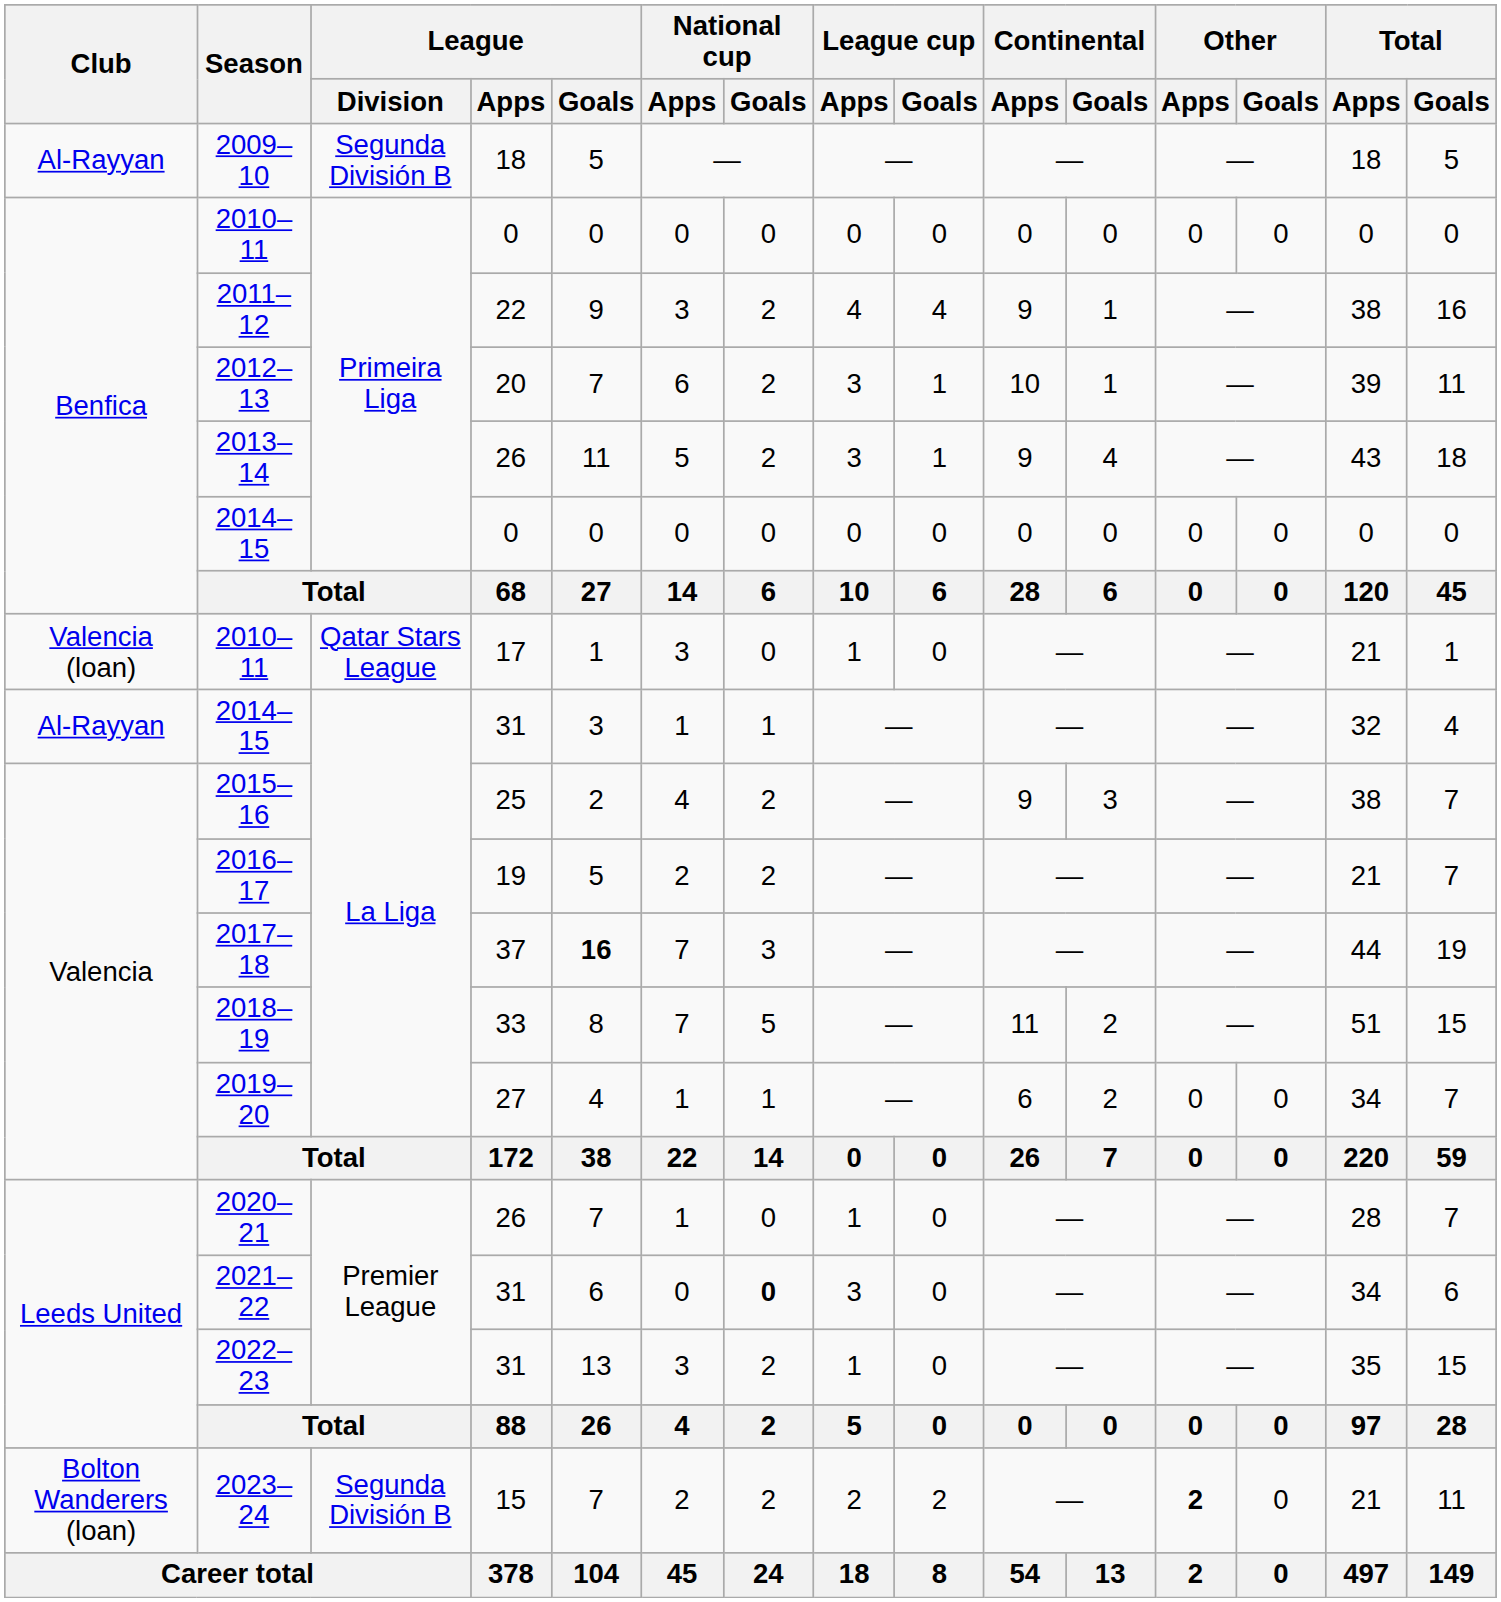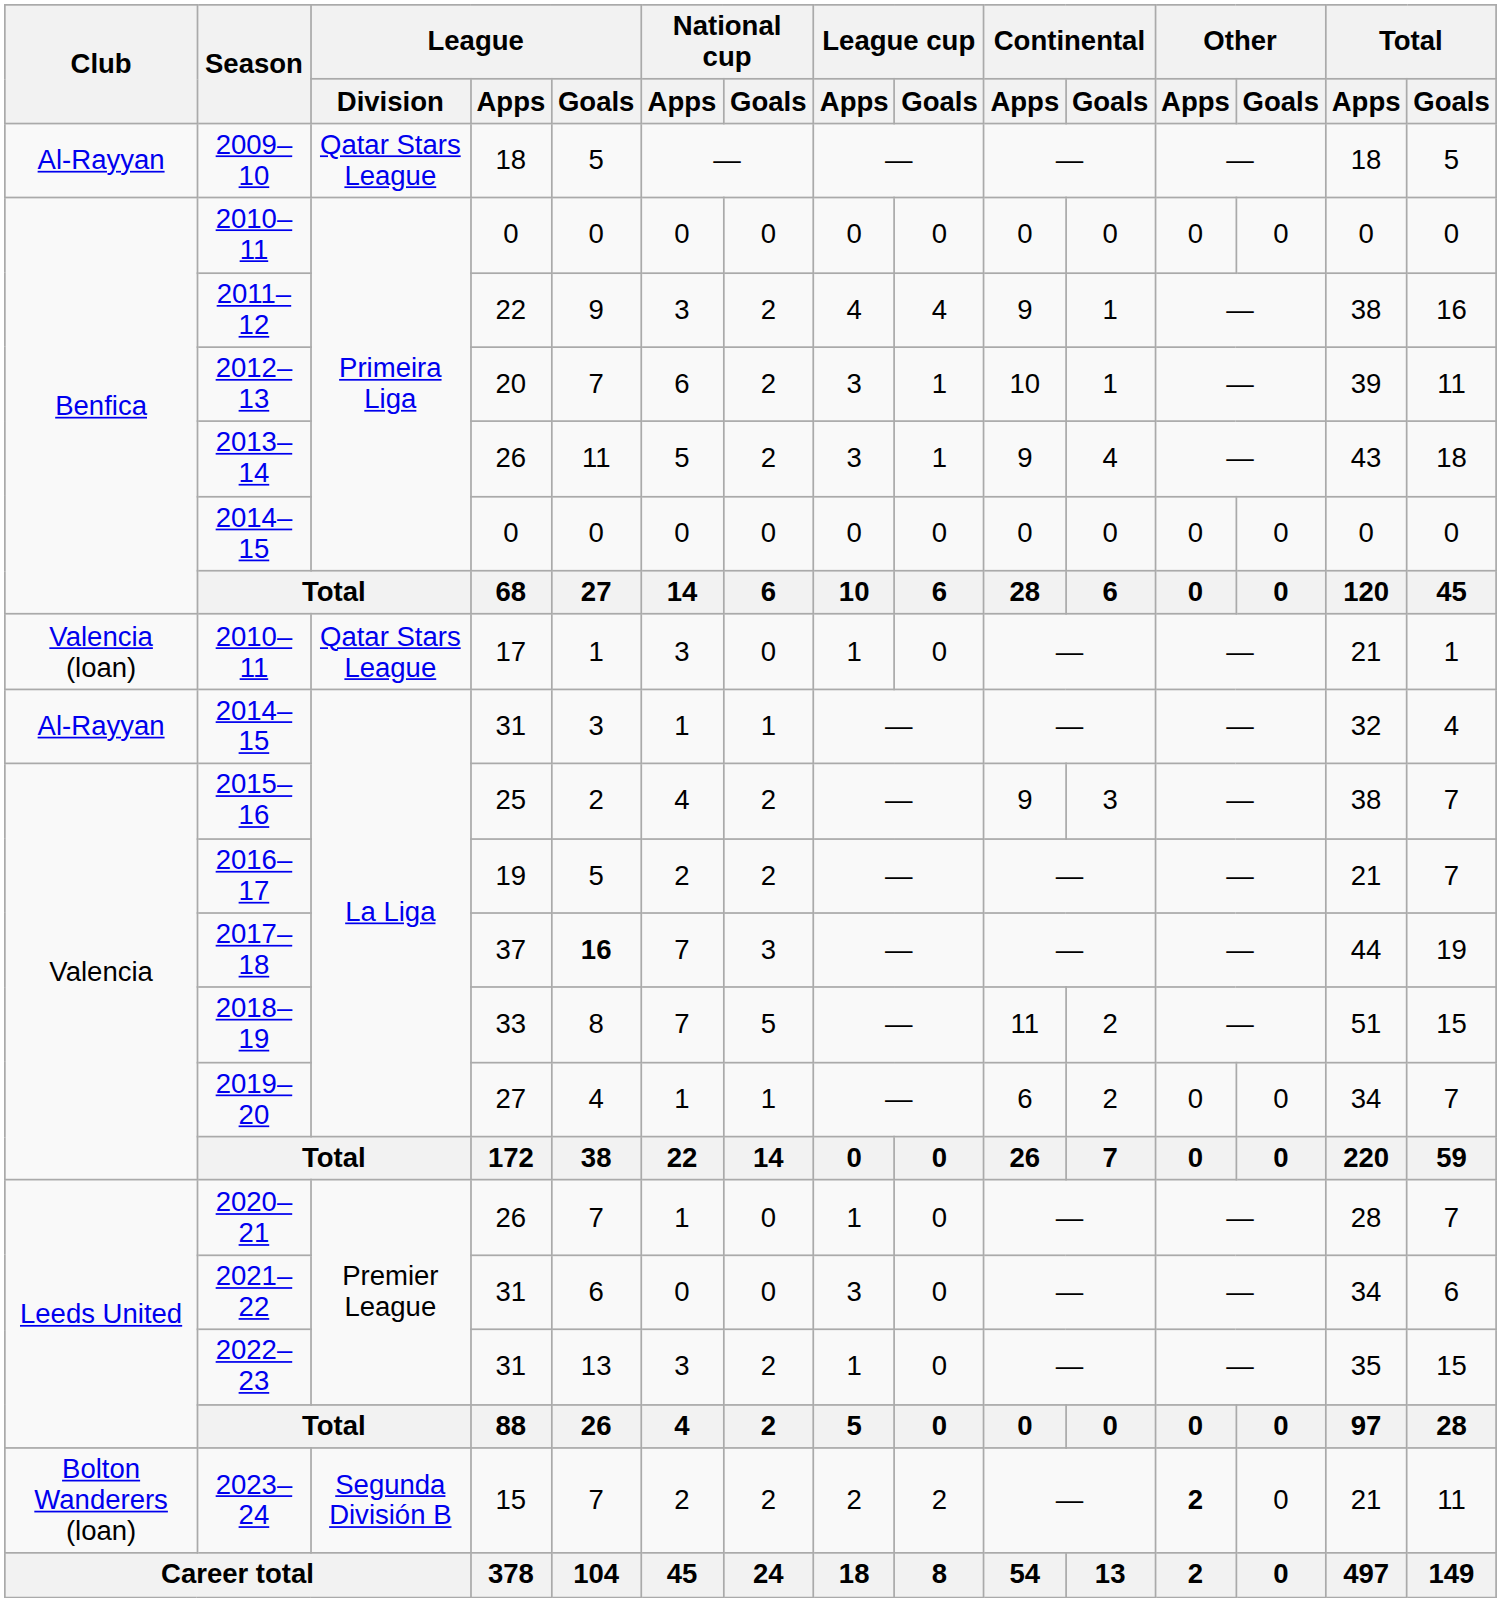(390, 160) Segunda División B -> (390, 160) Qatar Stars League
(768, 1291) bold -> (768, 1291) normal
